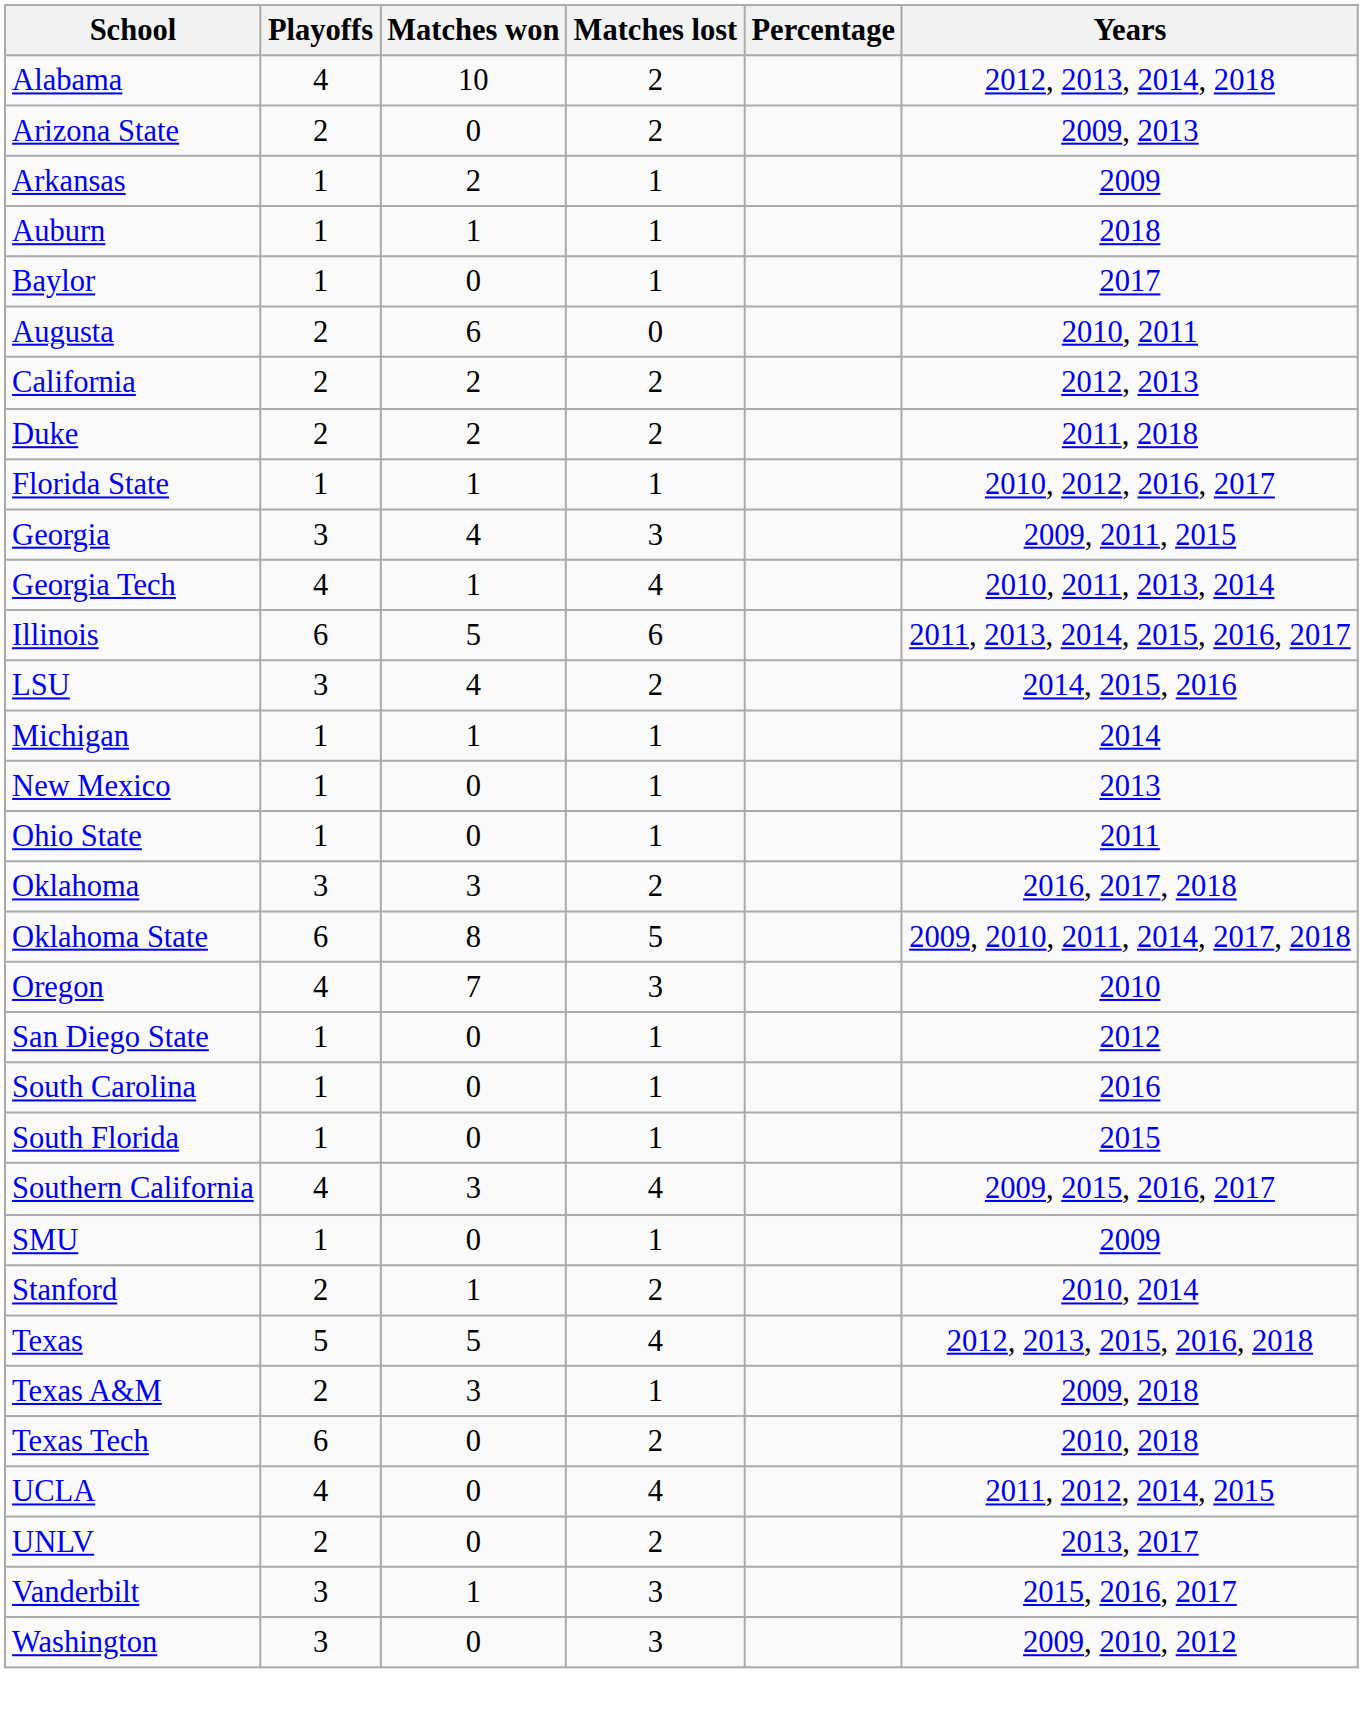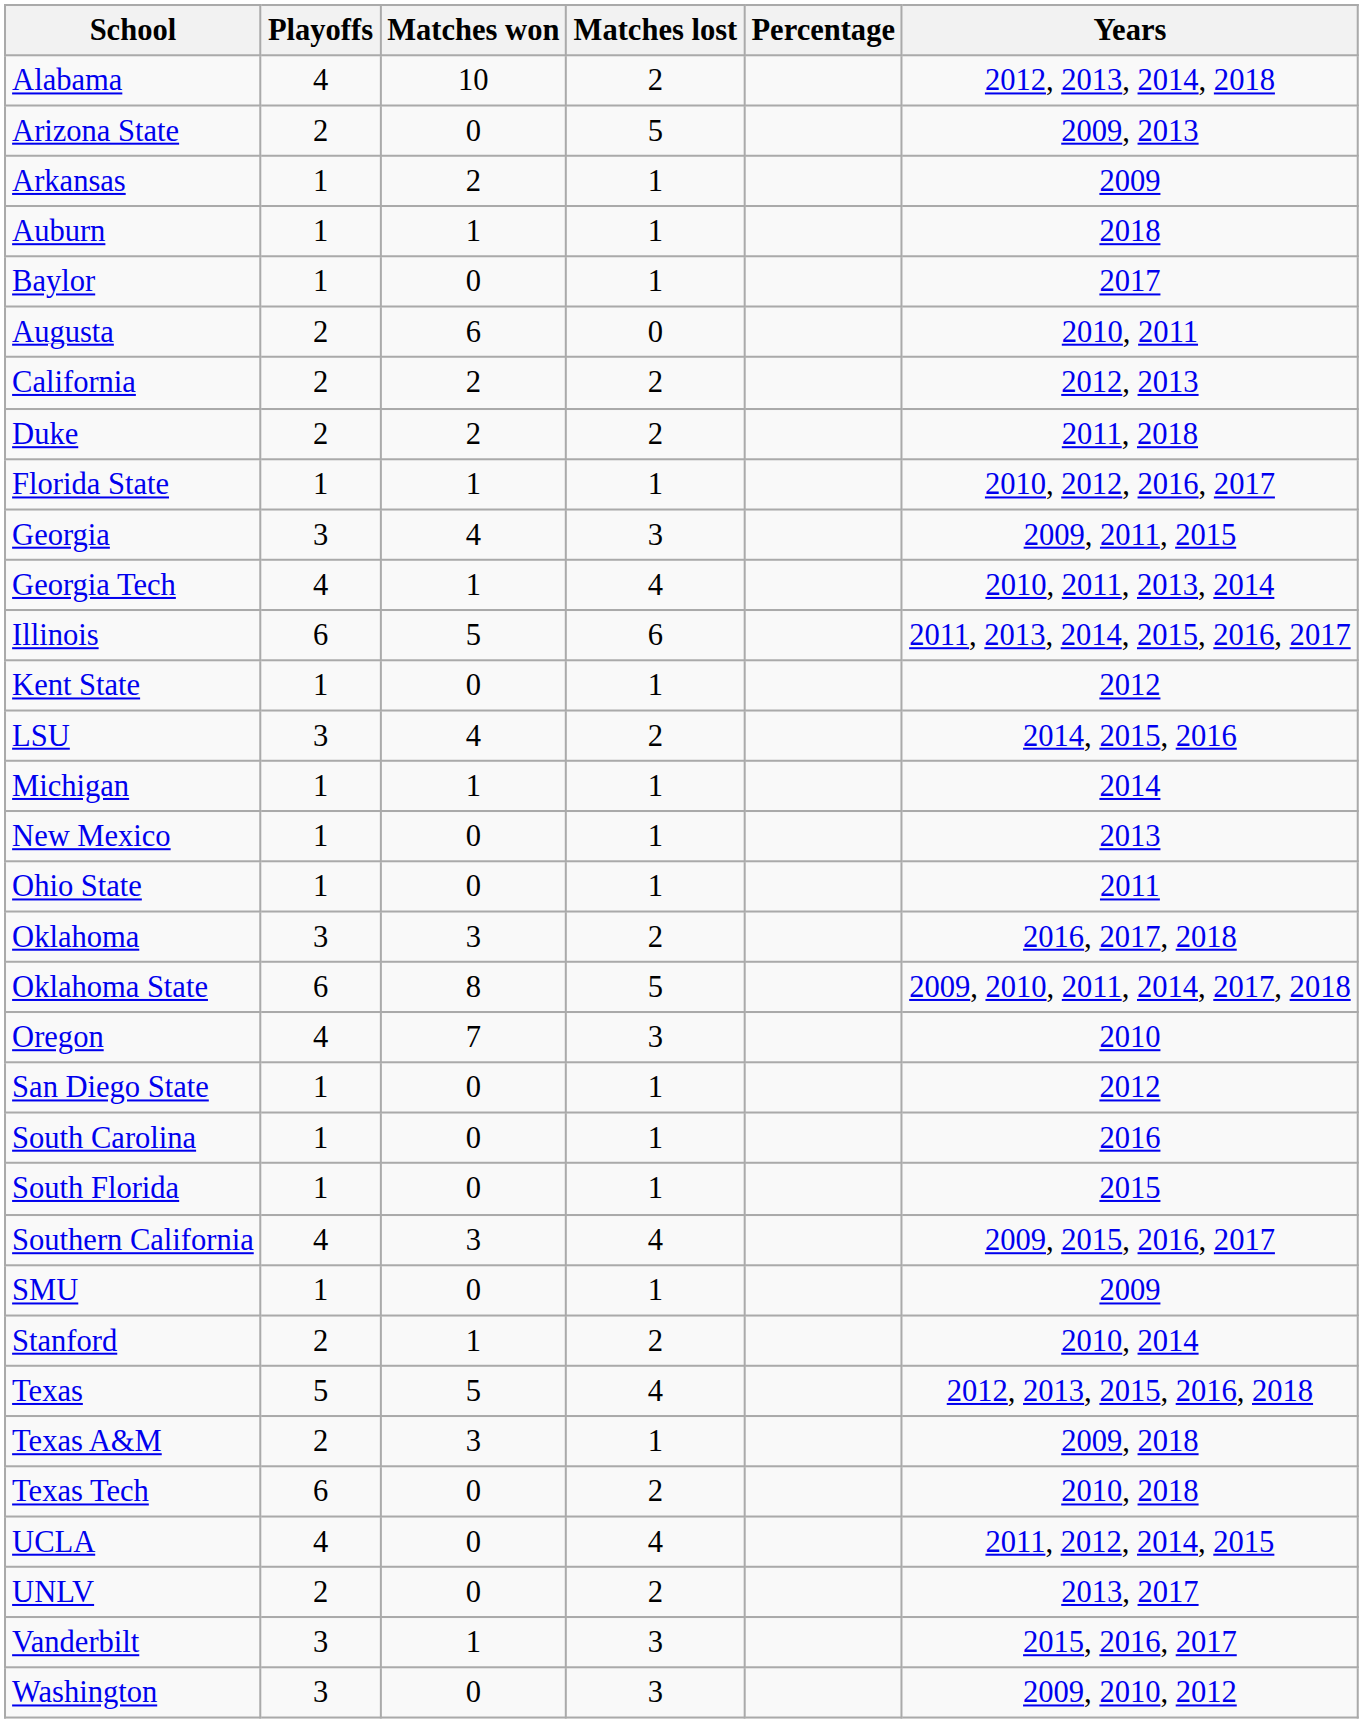(655, 130) 2 -> (655, 130) 5
+ row: (76, 684)
